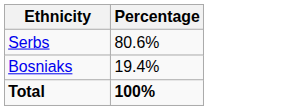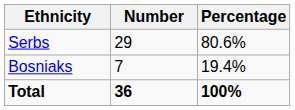+ column: (154, 17)
